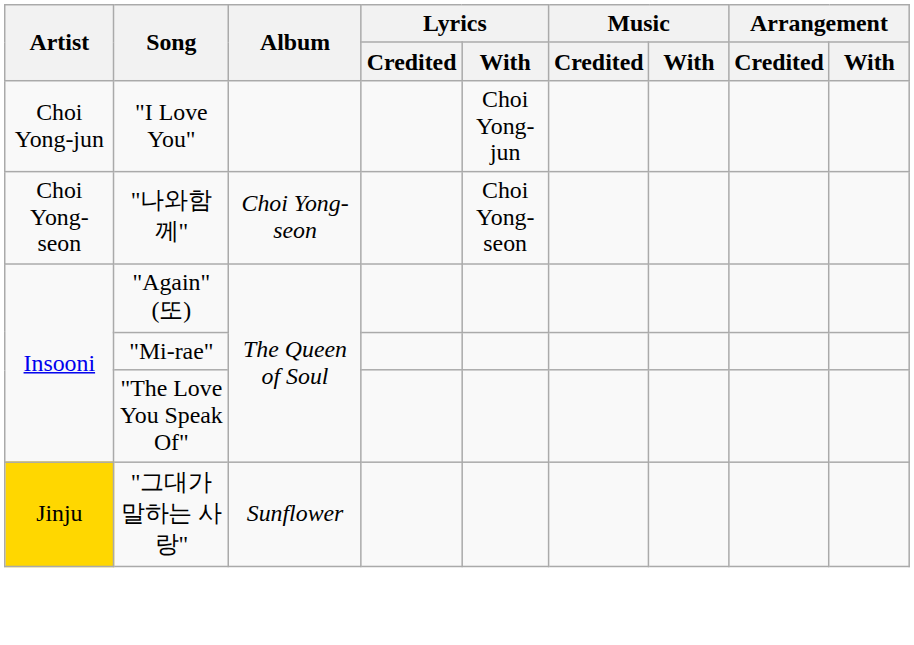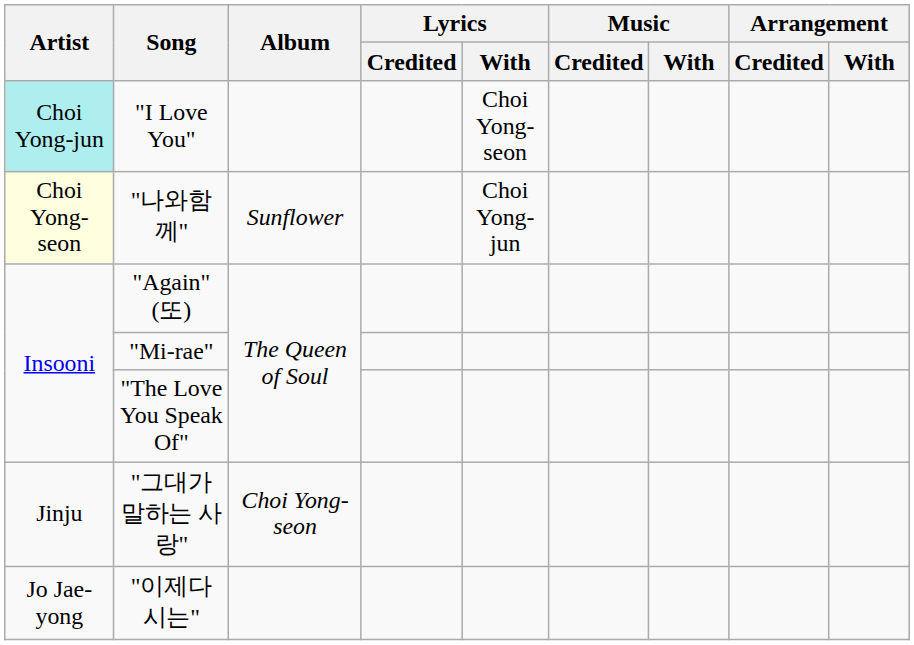(59, 125) no background -> (59, 125) paleturquoise background
(505, 125) Choi Yong-jun -> (505, 125) Choi Yong-seon
(59, 217) no background -> (59, 217) lightyellow background
(295, 217) Choi Yong-seon -> (295, 217) Sunflower
(505, 217) Choi Yong-seon -> (505, 217) Choi Yong-jun
(59, 513) gold background -> (59, 513) no background
(295, 513) Sunflower -> (295, 513) Choi Yong-seon
+ row: (171, 602)
